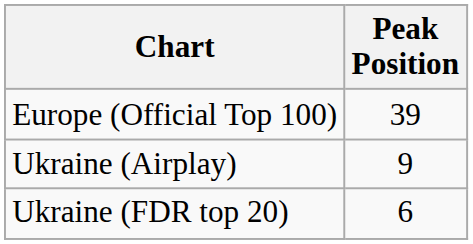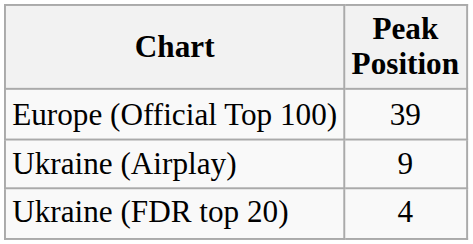(405, 212) 6 -> (405, 212) 4
